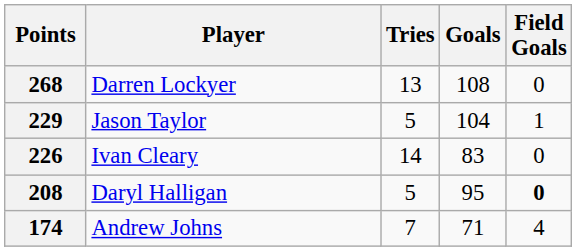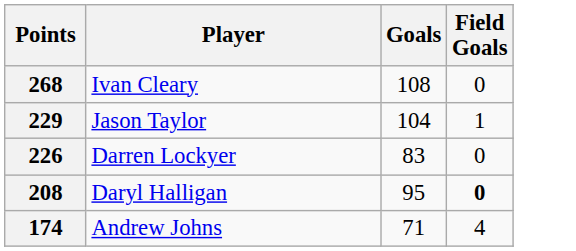- column: (410, 35)
(164, 84) Darren Lockyer -> (145, 84) Ivan Cleary
(145, 156) Ivan Cleary -> (164, 156) Darren Lockyer
